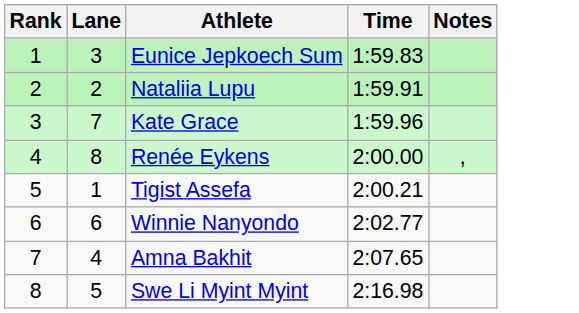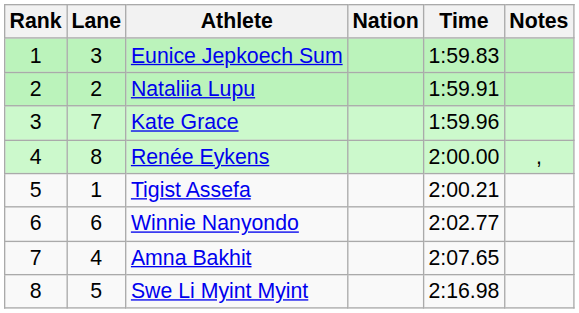+ column: (386, 21)
